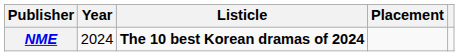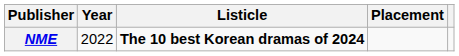(97, 39) 2024 -> (97, 39) 2022
